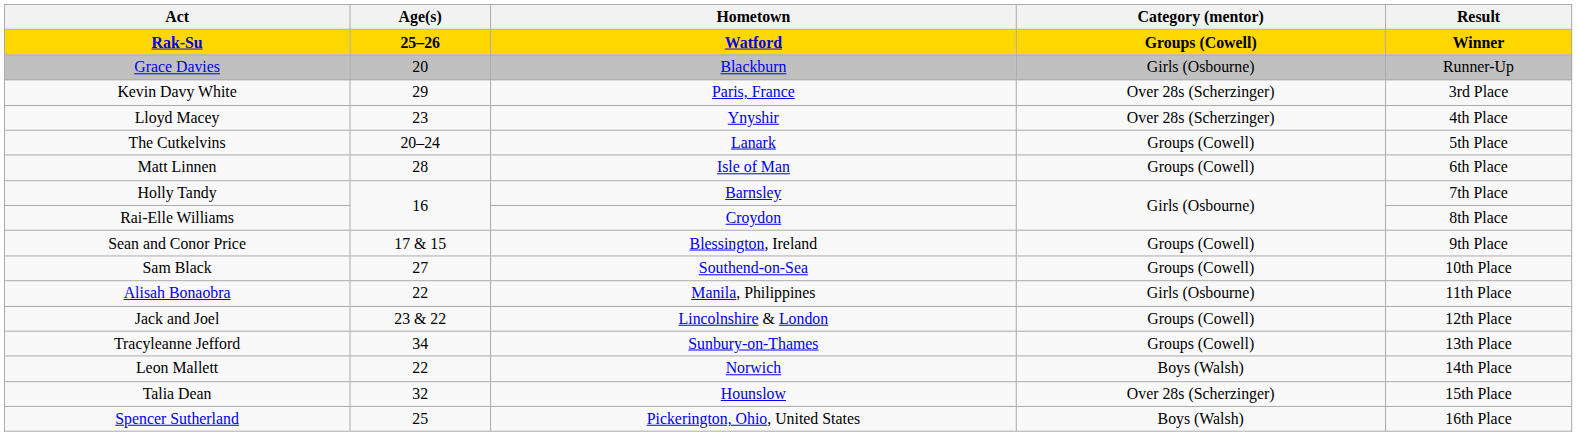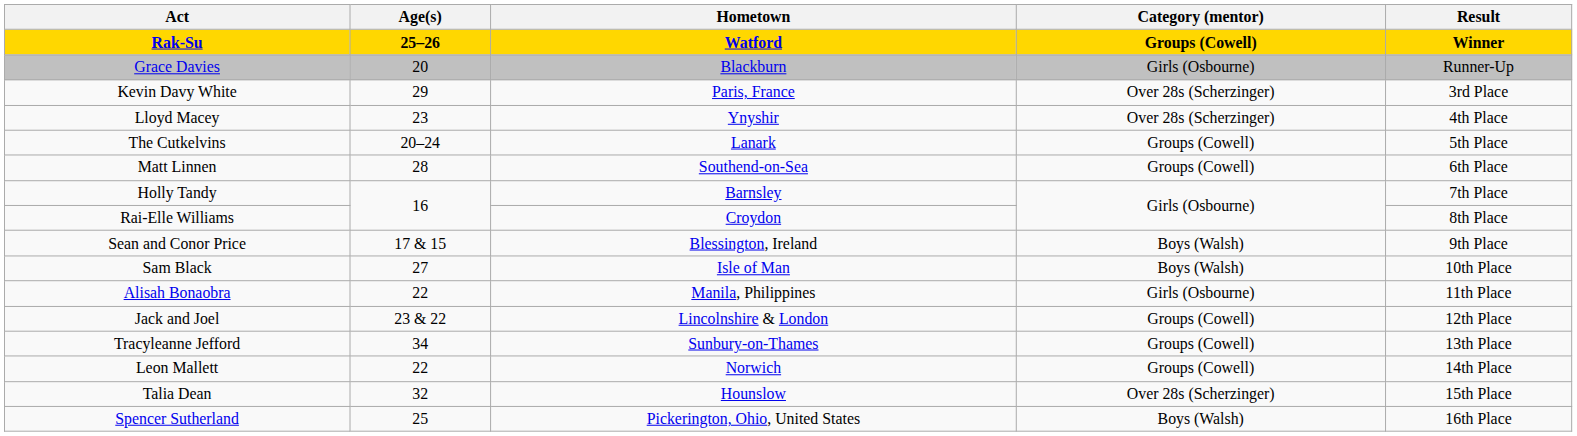(753, 167) Isle of Man -> (753, 167) Southend-on-Sea
(1201, 243) Groups (Cowell) -> (1201, 243) Boys (Walsh)
(753, 268) Southend-on-Sea -> (753, 268) Isle of Man
(1201, 268) Groups (Cowell) -> (1201, 268) Boys (Walsh)
(1201, 368) Boys (Walsh) -> (1201, 368) Groups (Cowell)
